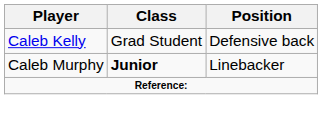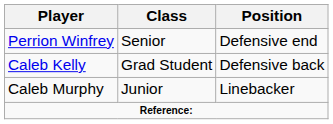+ row: (61, 41)
(134, 65) bold -> (142, 89) normal
